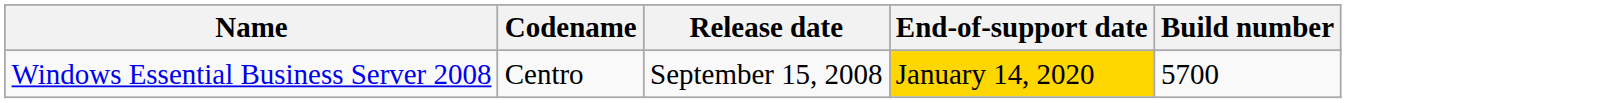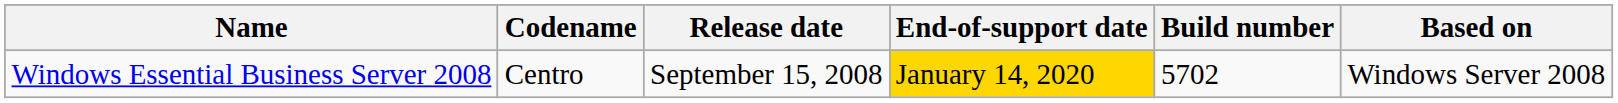+ column: (1476, 27)
(1190, 73) 5700 -> (1190, 73) 5702
